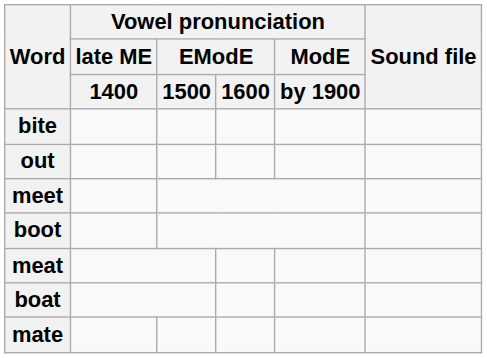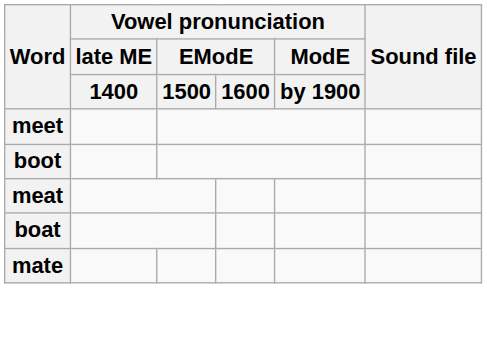- row: (38, 126)
- row: (38, 160)
